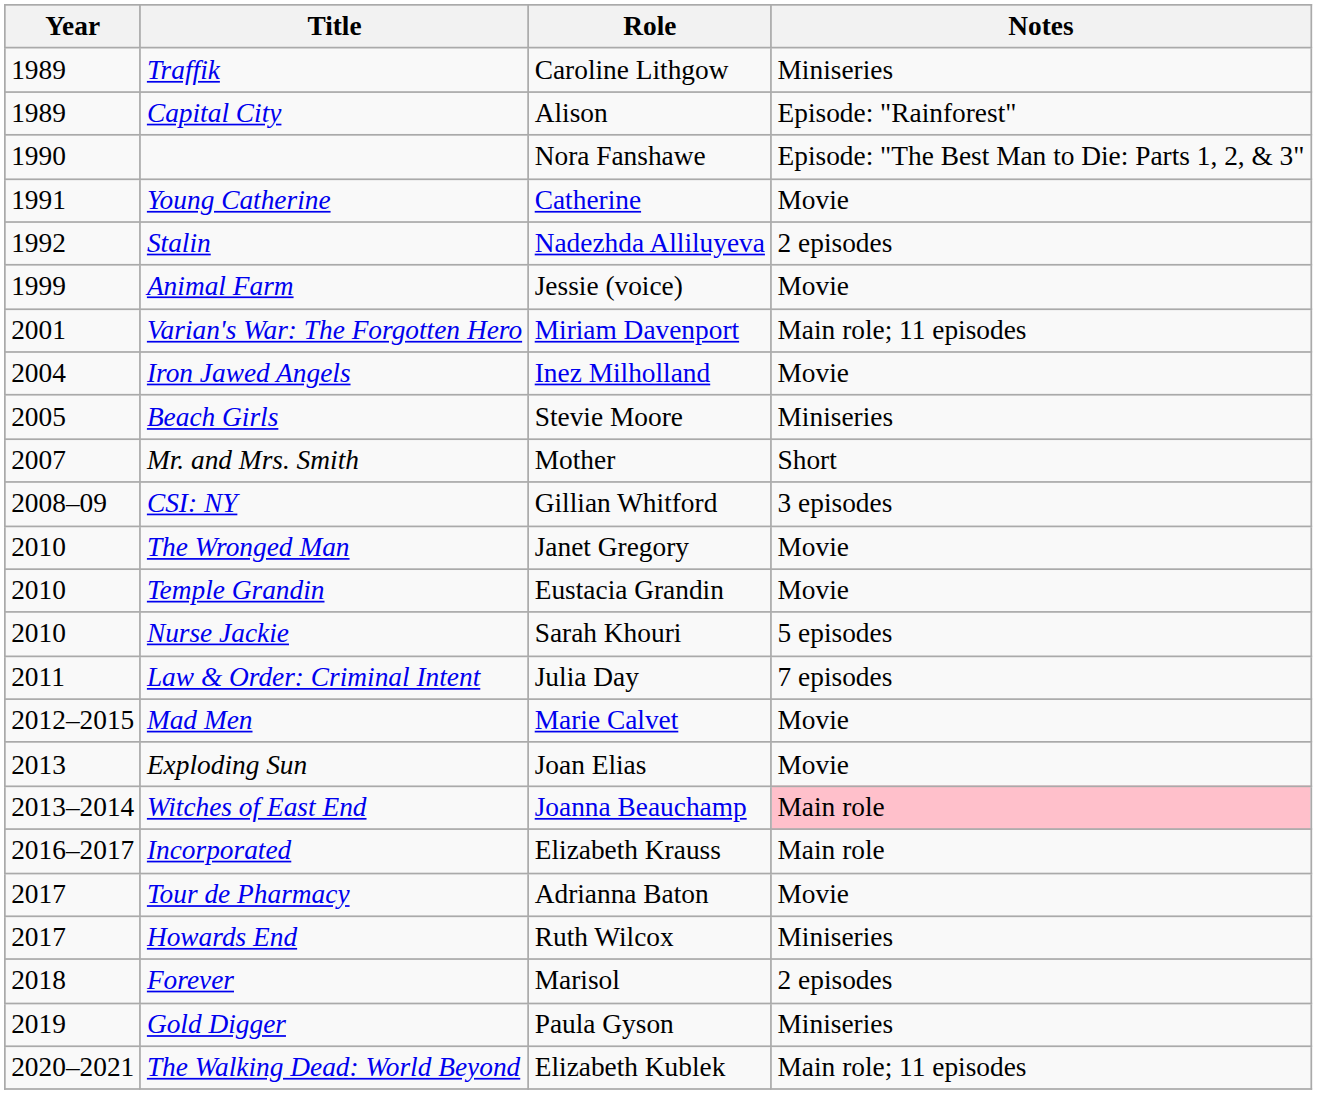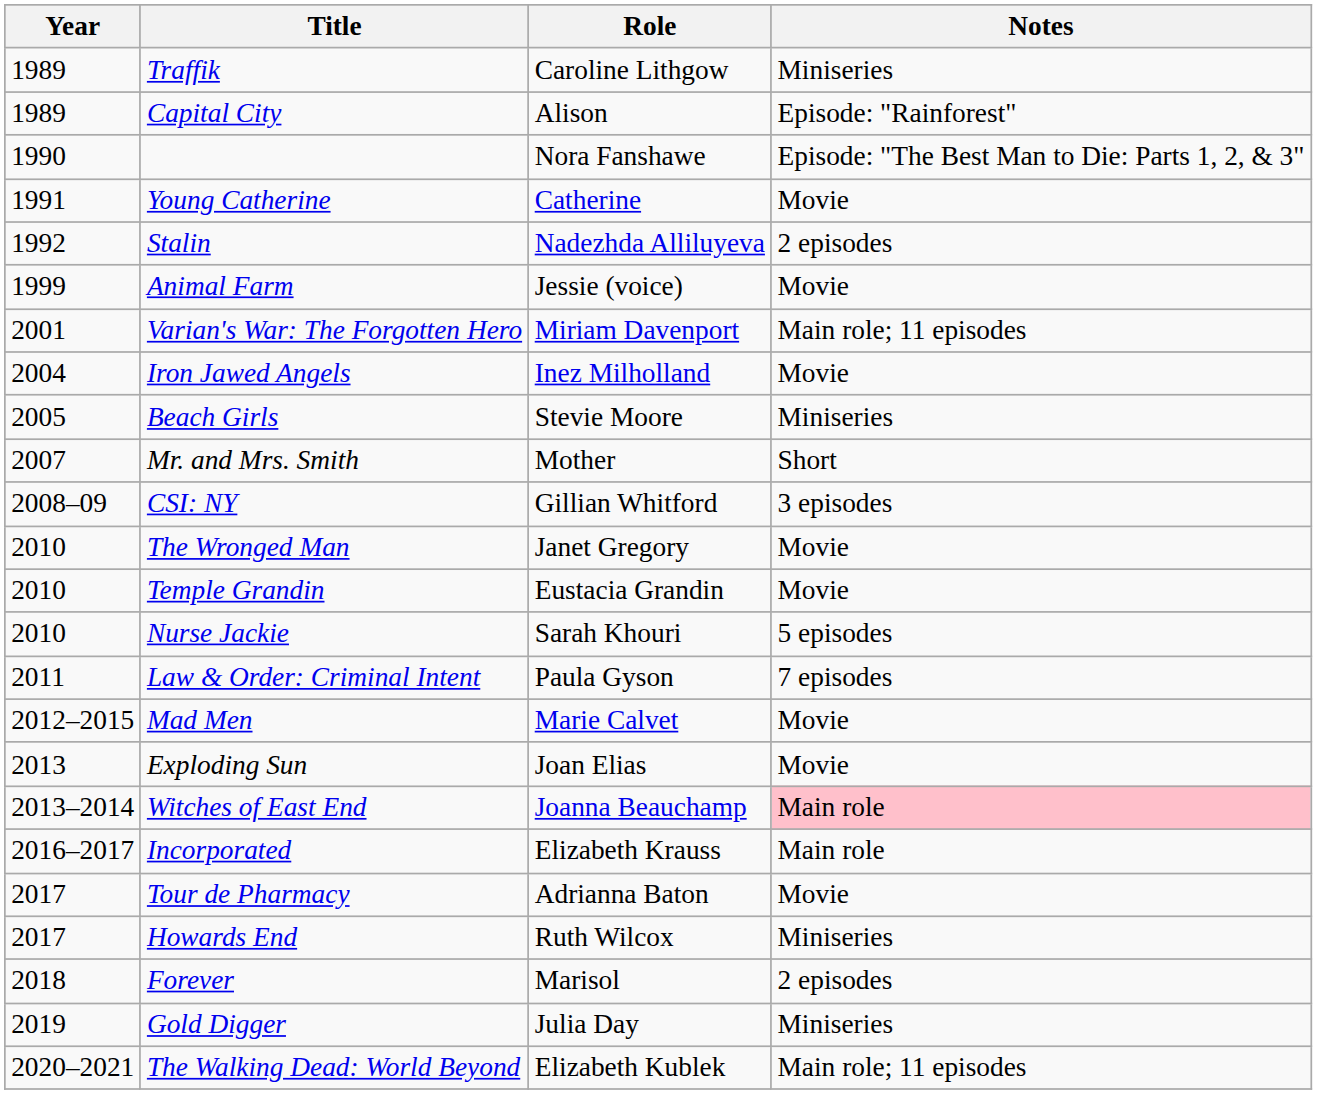(587, 677) Julia Day -> (604, 677) Paula Gyson
(604, 1024) Paula Gyson -> (587, 1024) Julia Day
